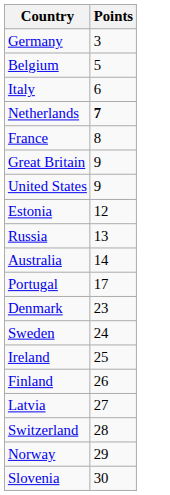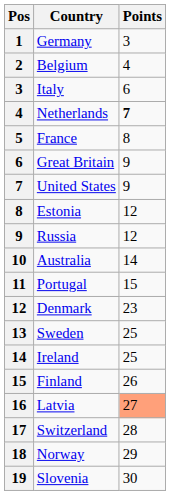+ column: (19, 16)
(97, 65) 5 -> (126, 65) 4
(101, 235) 13 -> (130, 235) 12
(101, 284) 17 -> (130, 284) 15
(101, 332) 24 -> (130, 332) 25
(101, 405) no background -> (130, 405) lightsalmon background
